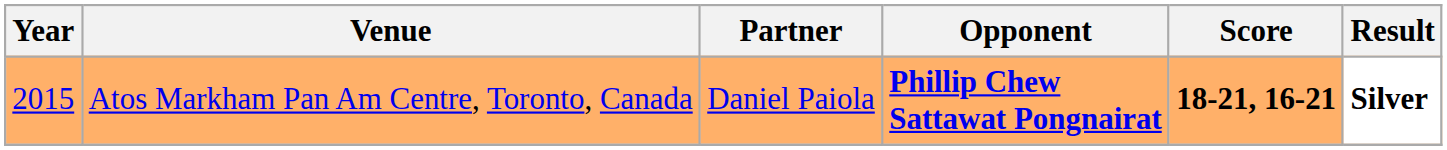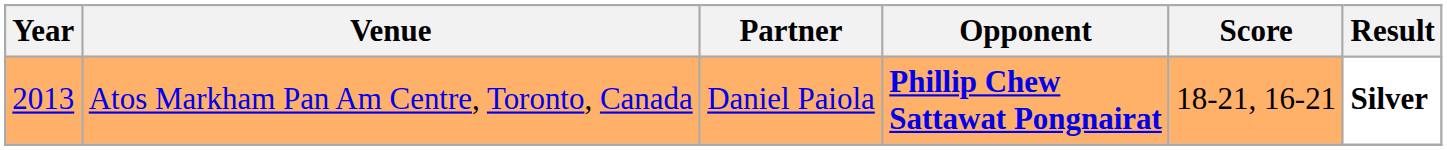(43, 99) 2015 -> (43, 99) 2013
(1256, 99) bold -> (1256, 99) normal
